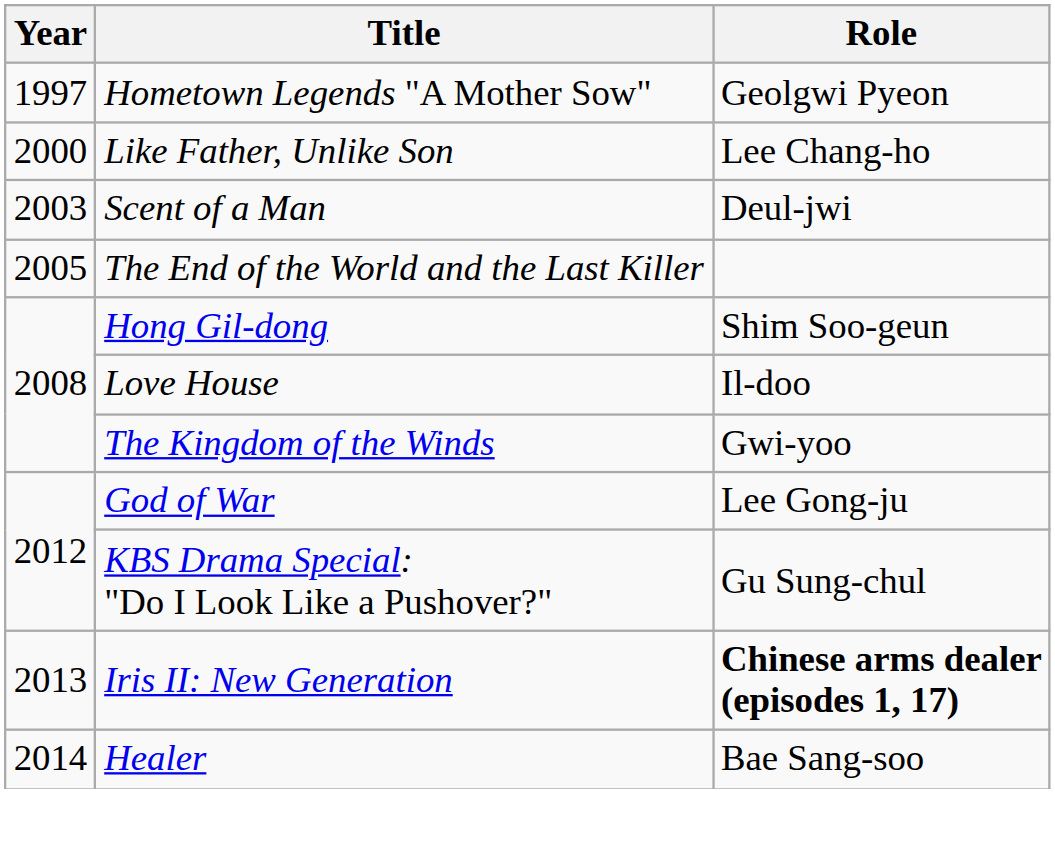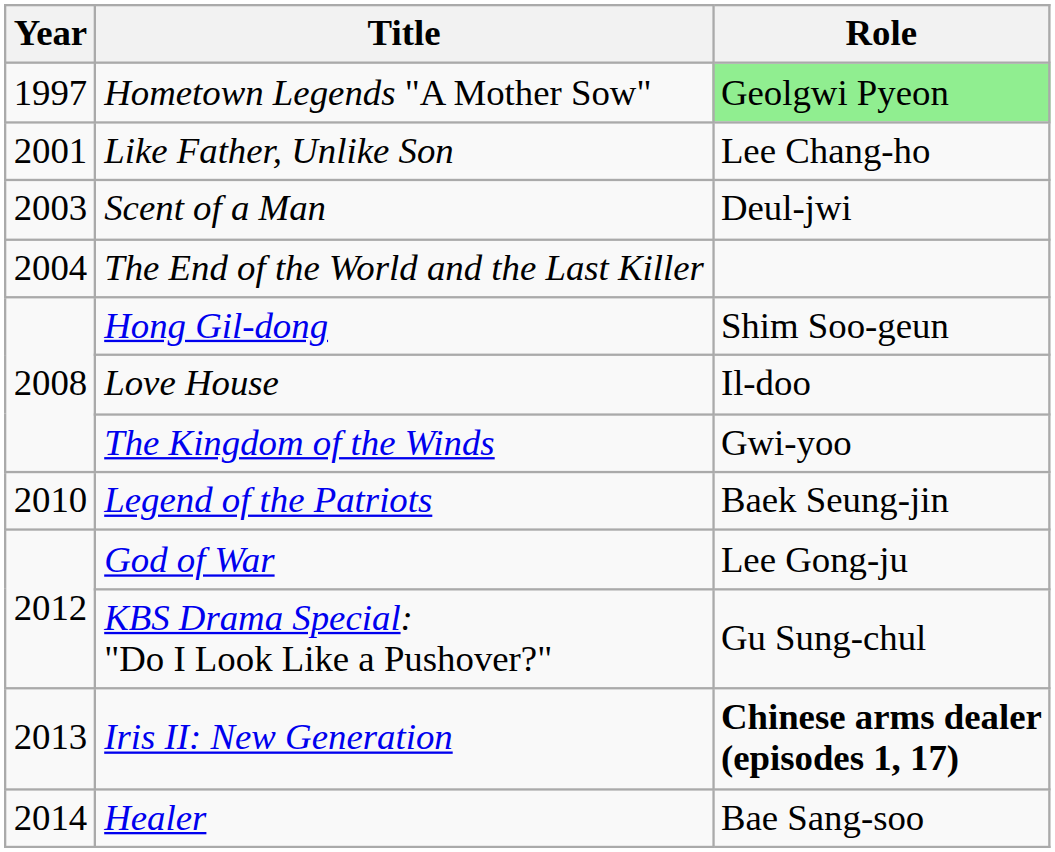(835, 92) no background -> (835, 92) lightgreen background
(50, 150) 2000 -> (50, 150) 2001
(50, 267) 2005 -> (50, 267) 2004
+ row: (268, 500)
